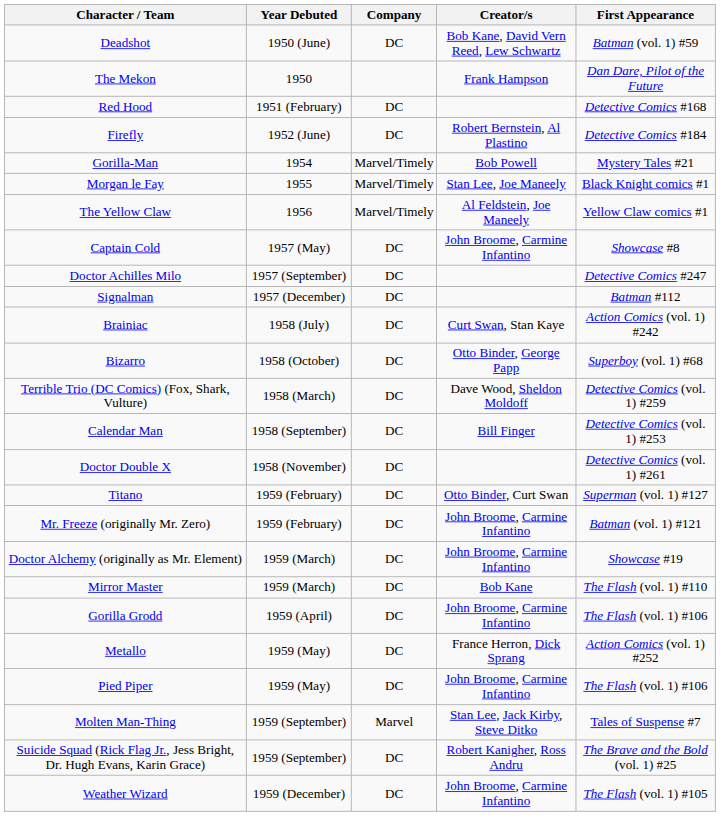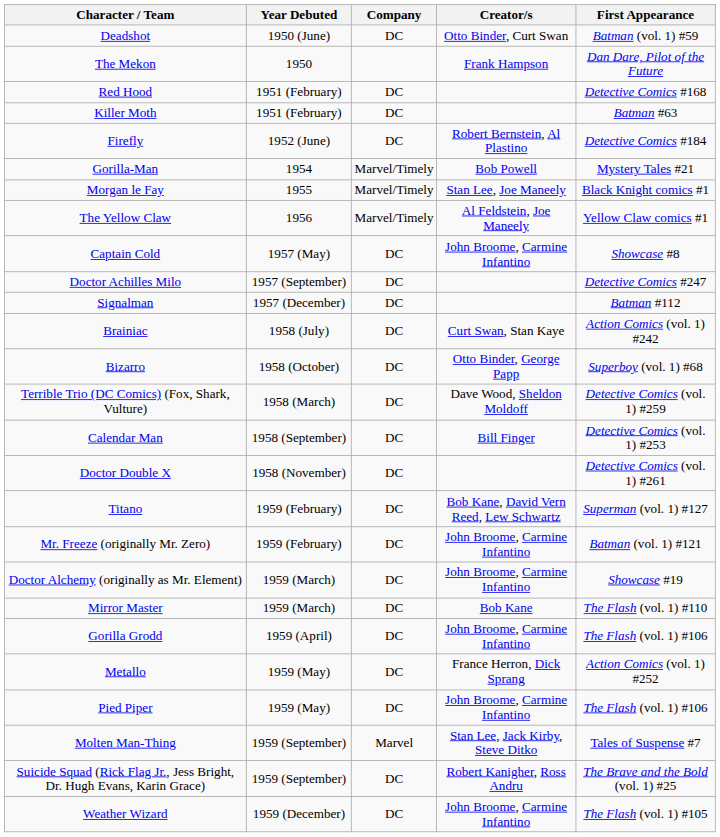(506, 43) Bob Kane, David Vern Reed, Lew Schwartz -> (506, 35) Otto Binder, Curt Swan
+ row: (125, 112)
(506, 495) Otto Binder, Curt Swan -> (506, 508) Bob Kane, David Vern Reed, Lew Schwartz
